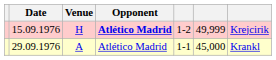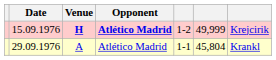(79, 30) normal -> (79, 30) bold
(211, 47) 45,000 -> (211, 47) 45,804
